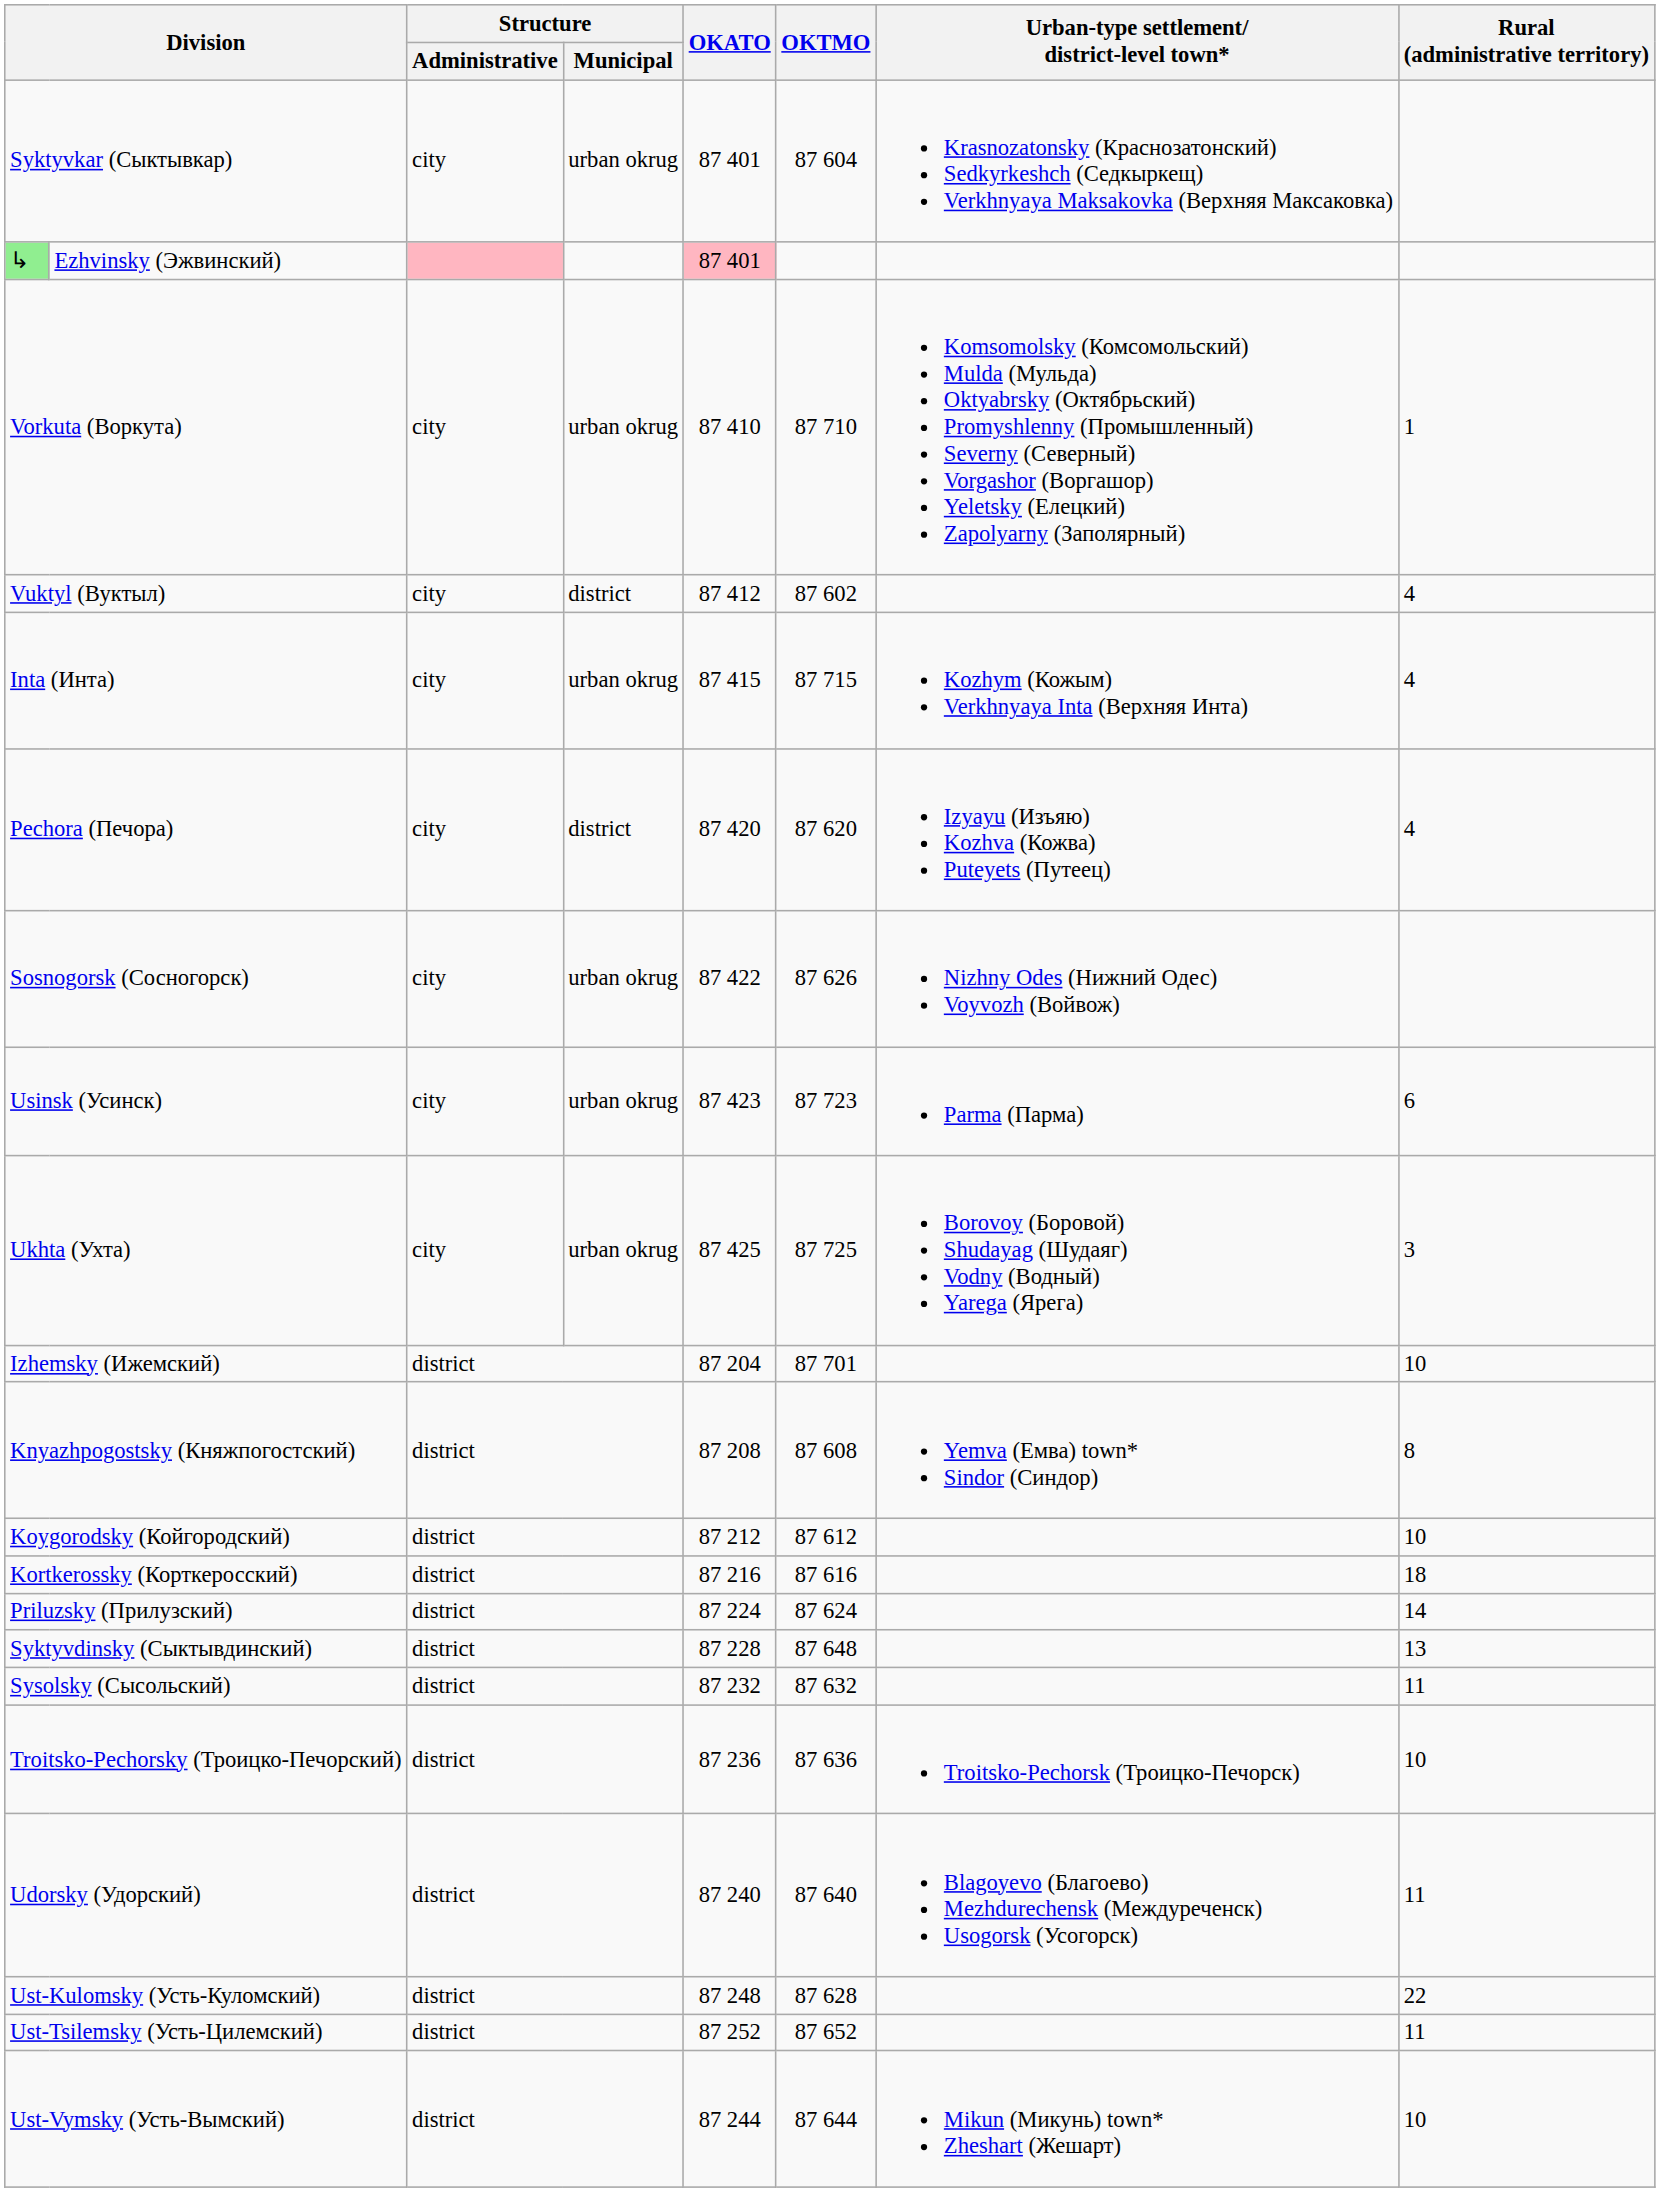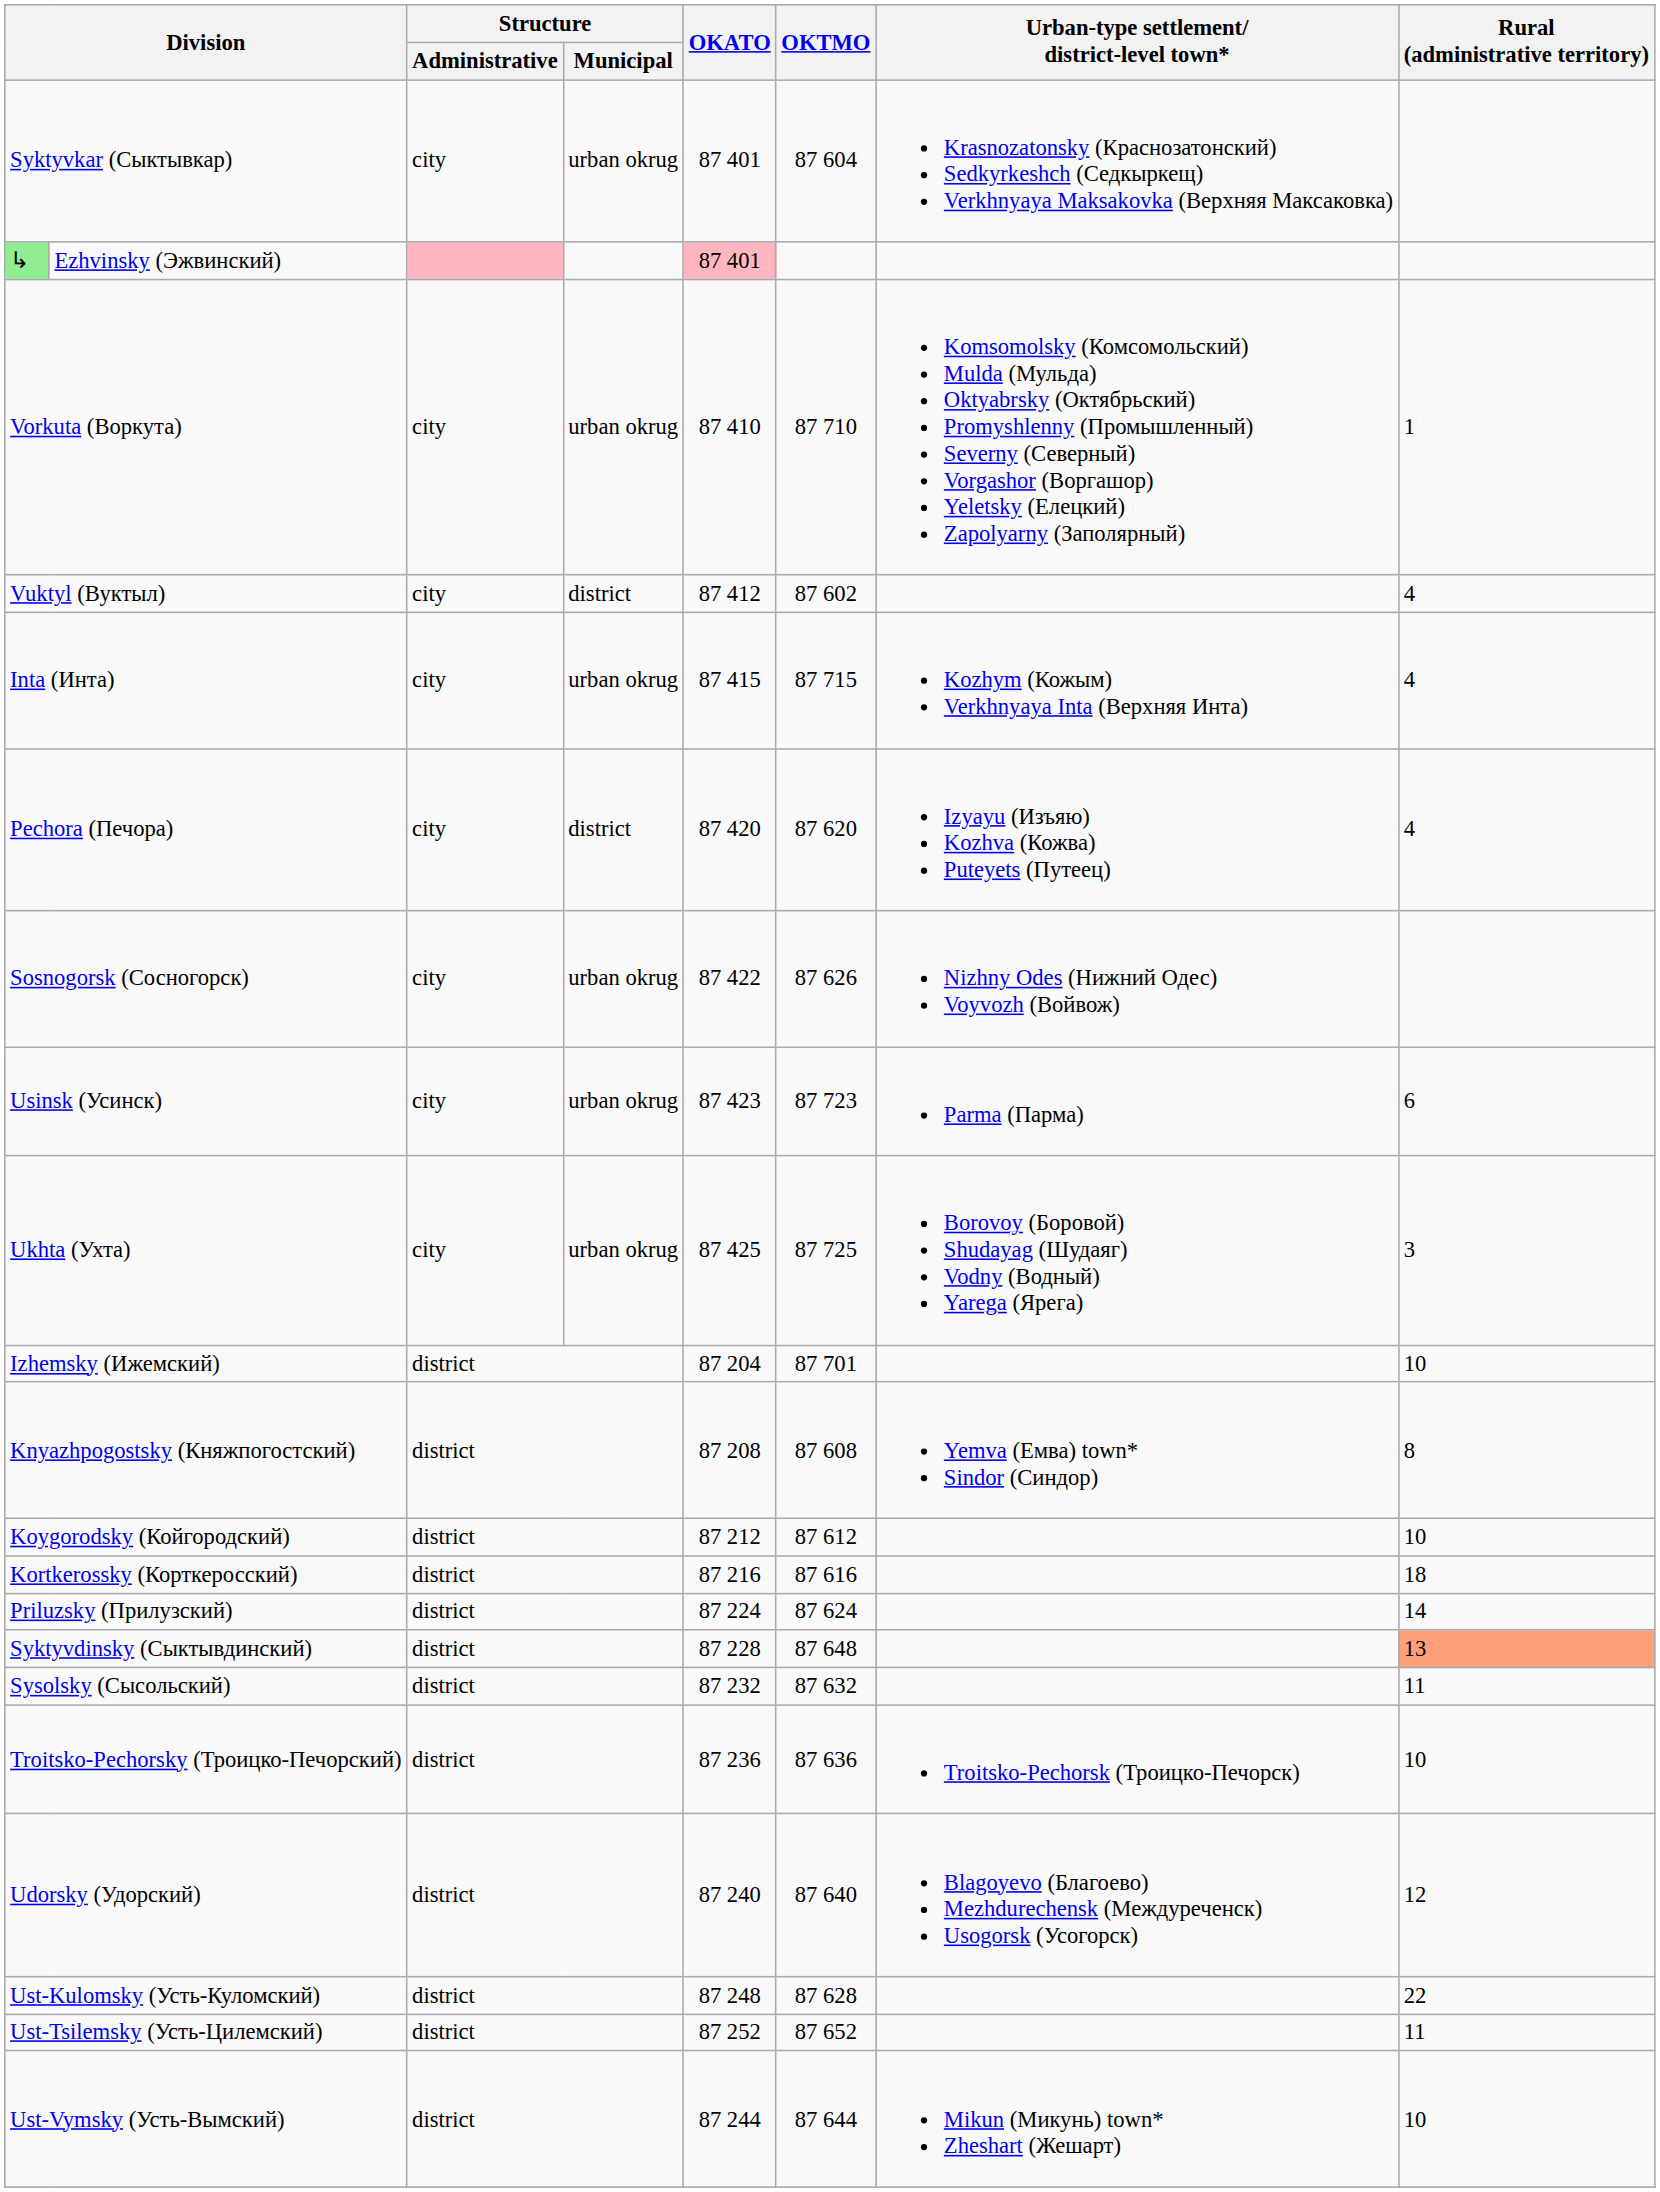(1415, 1648) no background -> (1415, 1648) lightsalmon background
(1415, 1895) 11 -> (1415, 1895) 12
